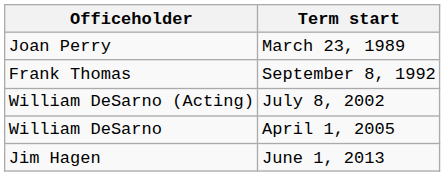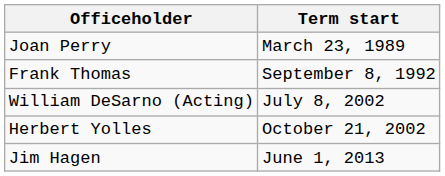+ row: (80, 130)
- row: (85, 130)
